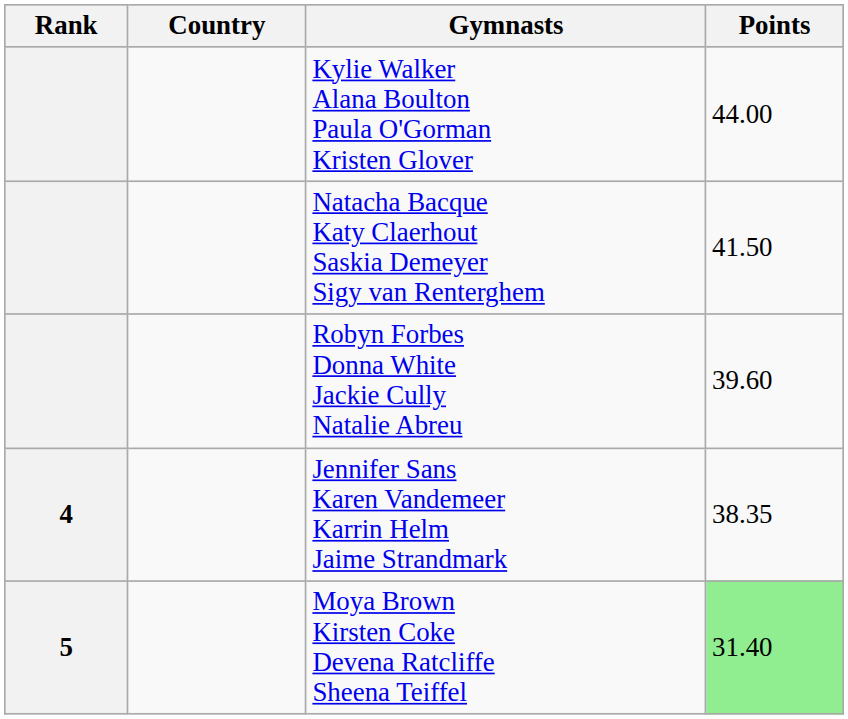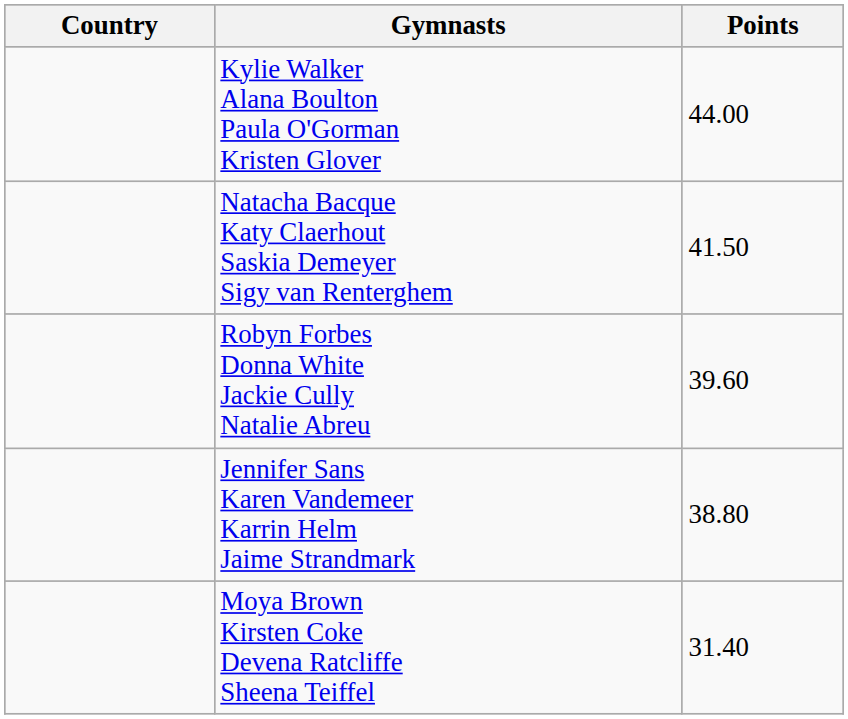- column: (66, 25)
(742, 513) 38.35 -> (719, 513) 38.80
(742, 647) lightgreen background -> (719, 647) no background
